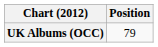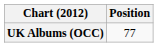(130, 32) 79 -> (130, 32) 77
